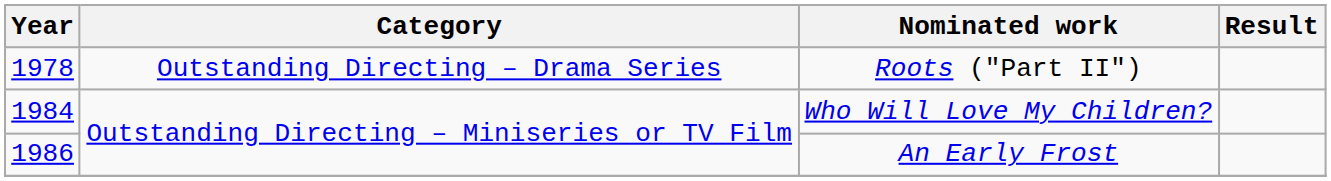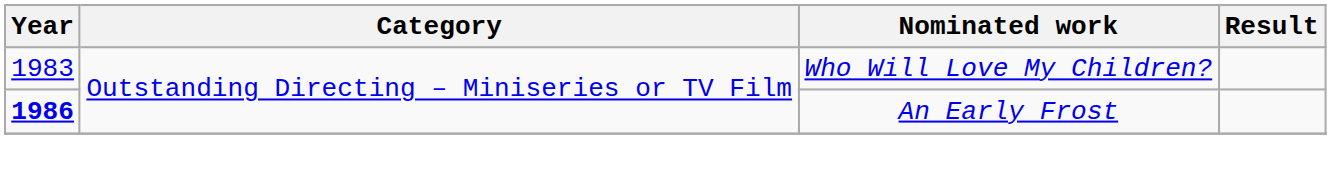- row: (1008, 69)
(43, 111) 1984 -> (43, 69) 1983
(43, 154) normal -> (43, 111) bold
